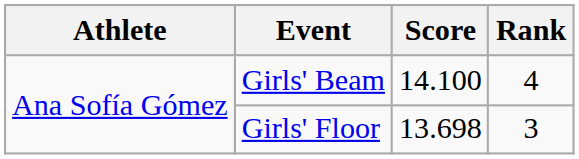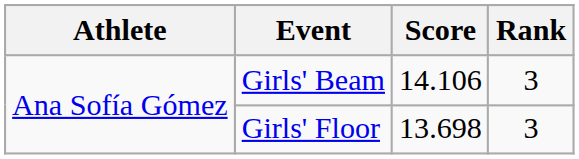(440, 79) 14.100 -> (440, 79) 14.106
(531, 79) 4 -> (531, 79) 3
